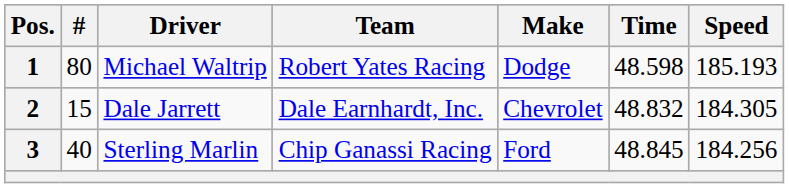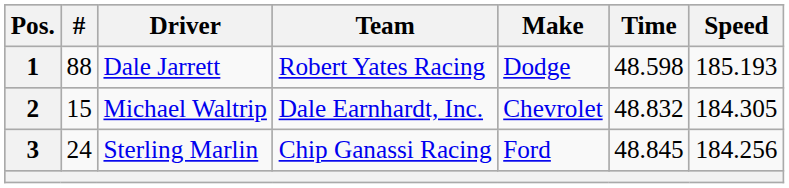(79, 67) 80 -> (79, 67) 88
(185, 67) Michael Waltrip -> (162, 67) Dale Jarrett
(162, 108) Dale Jarrett -> (185, 108) Michael Waltrip
(79, 150) 40 -> (79, 150) 24
